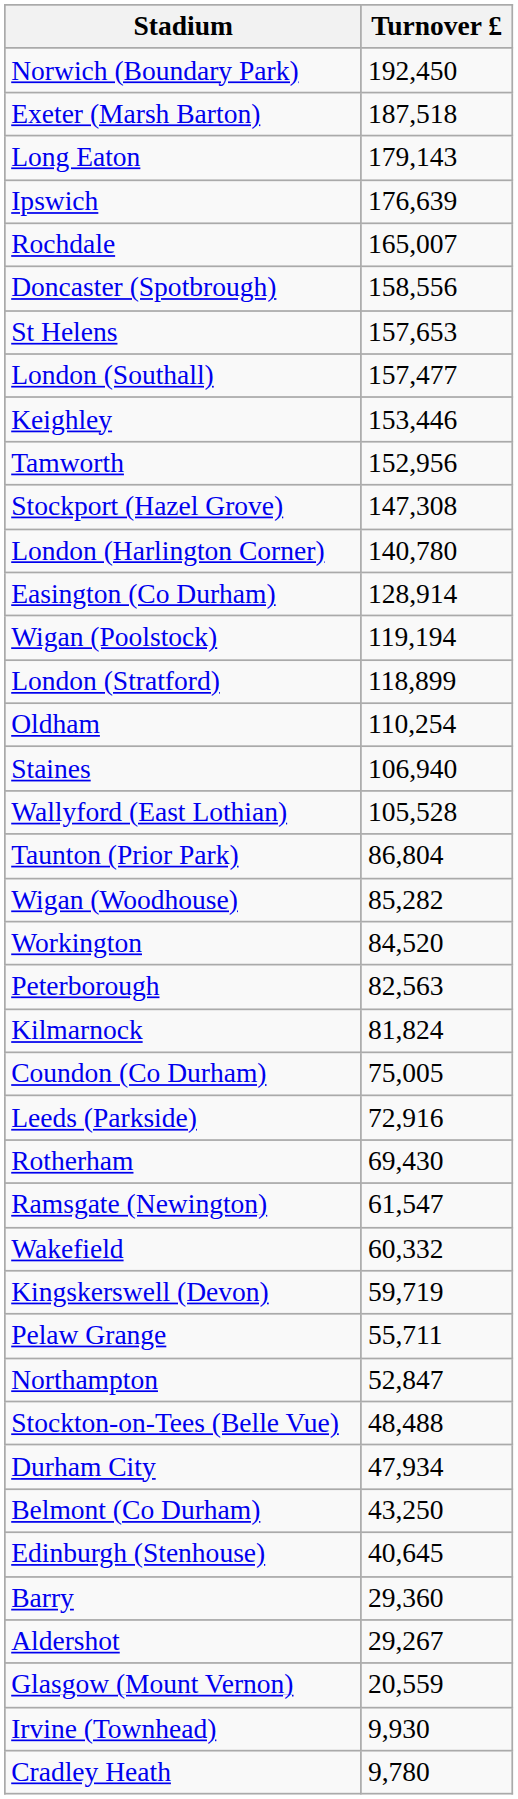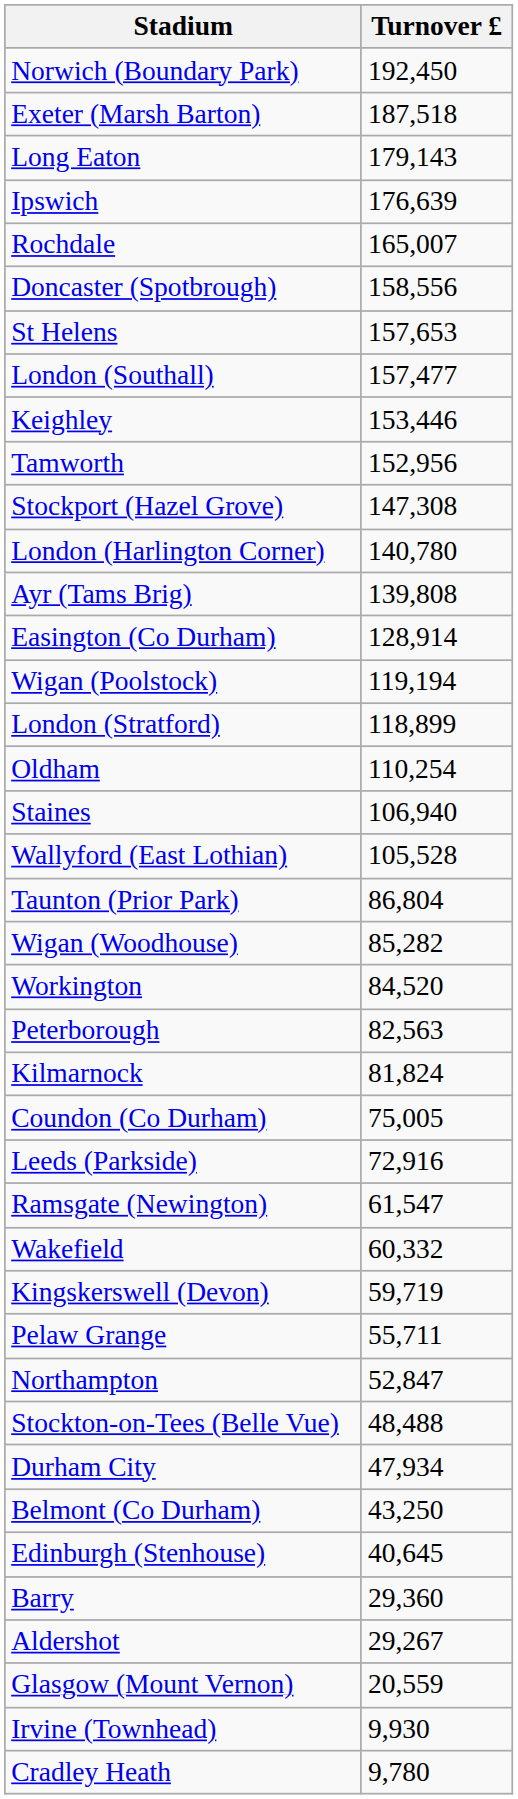+ row: (101, 593)
- row: (72, 1161)
